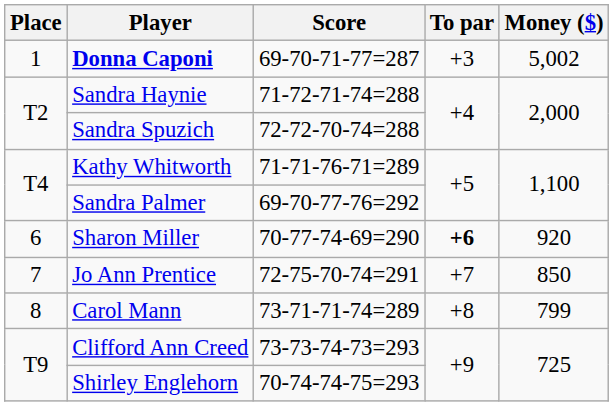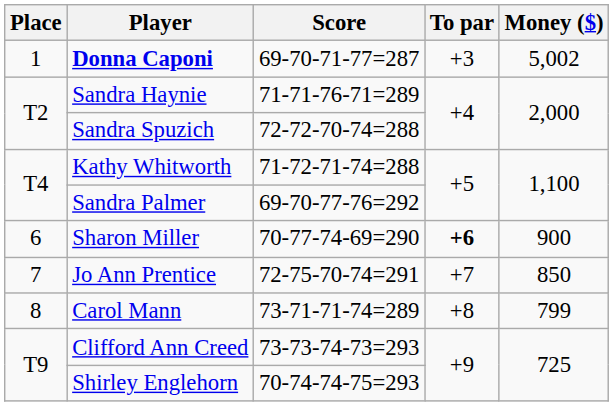(339, 94) 71-72-71-74=288 -> (339, 94) 71-71-76-71=289
(339, 166) 71-71-76-71=289 -> (339, 166) 71-72-71-74=288
(554, 238) 920 -> (554, 238) 900
